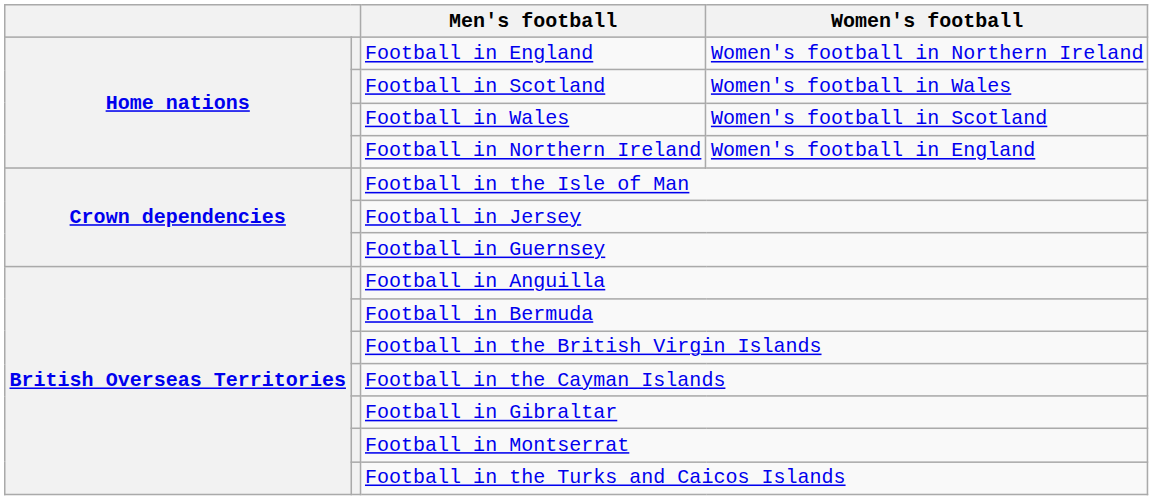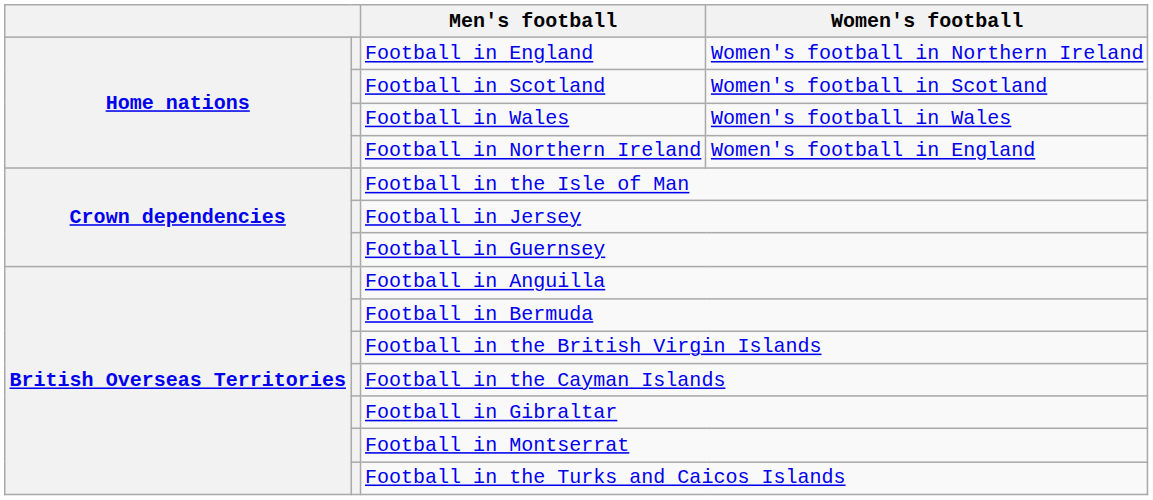(861, 86) Women's football in Wales -> (879, 86) Women's football in Scotland
(879, 119) Women's football in Scotland -> (861, 119) Women's football in Wales
